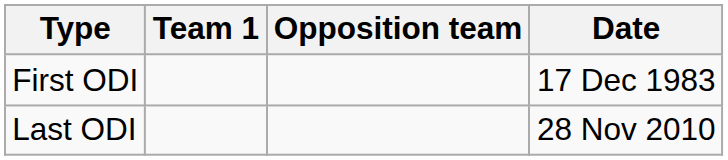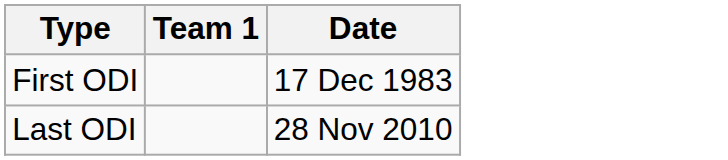- column: (398, 29)
